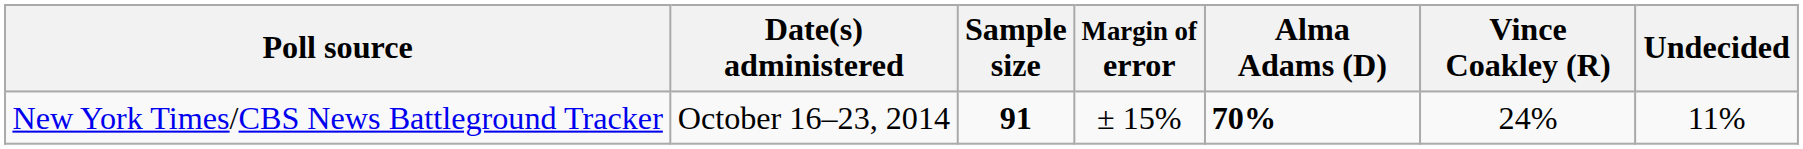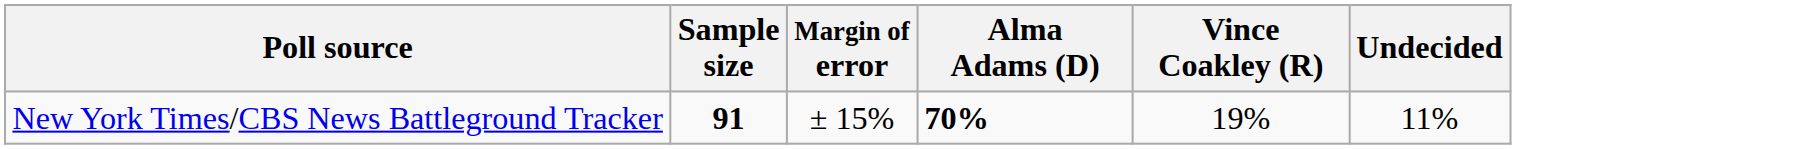- column: (814, 48)
(1528, 117) 24% -> (1241, 117) 19%
